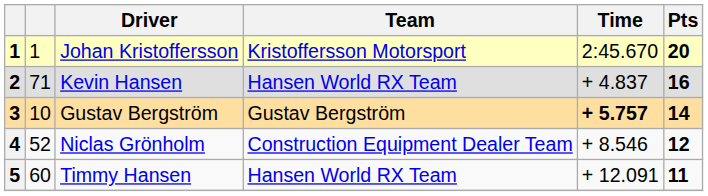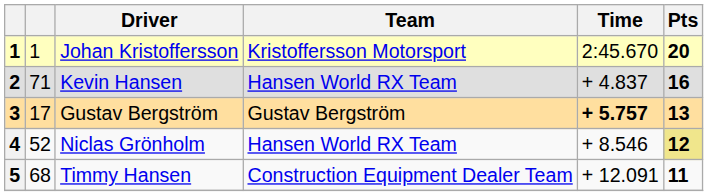(40, 113) 10 -> (40, 113) 17
(679, 113) 14 -> (679, 113) 13
(410, 145) Construction Equipment Dealer Team -> (352, 145) Hansen World RX Team
(679, 145) no background -> (679, 145) khaki background
(40, 176) 60 -> (40, 176) 68
(352, 176) Hansen World RX Team -> (410, 176) Construction Equipment Dealer Team
